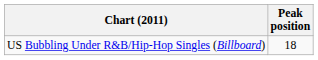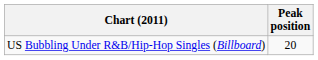(290, 45) 18 -> (290, 45) 20
